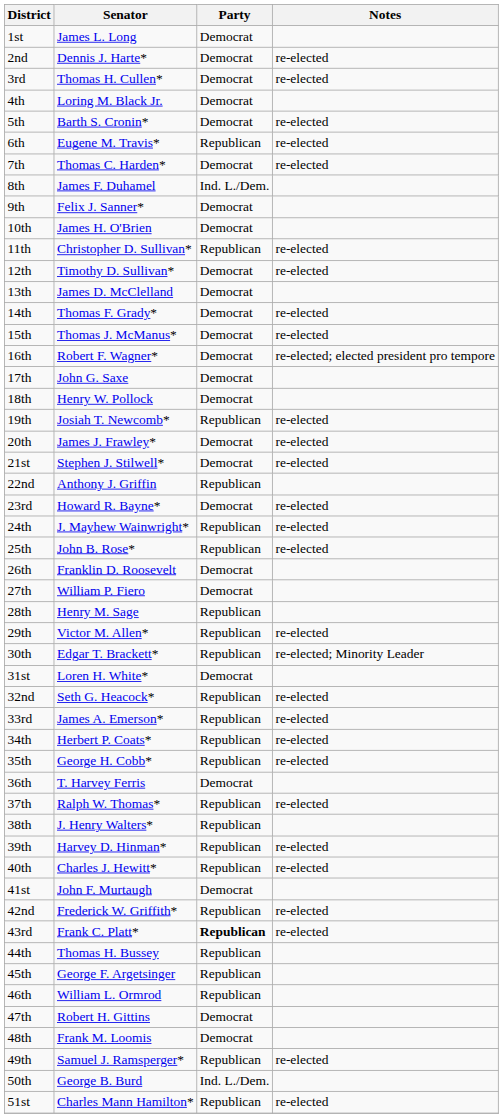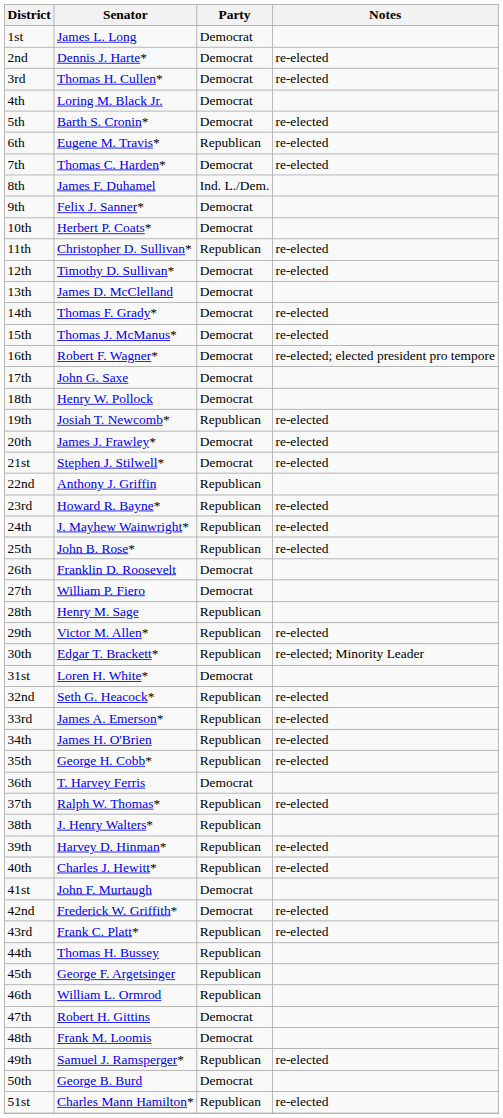(104, 228) James H. O'Brien -> (104, 228) Herbert P. Coats*
(226, 505) Democrat -> (230, 505) Republican
(104, 739) Herbert P. Coats* -> (104, 739) James H. O'Brien
(230, 910) Republican -> (226, 910) Democrat
(233, 931) bold -> (230, 931) normal
(235, 1080) Ind. L./Dem. -> (226, 1080) Democrat
